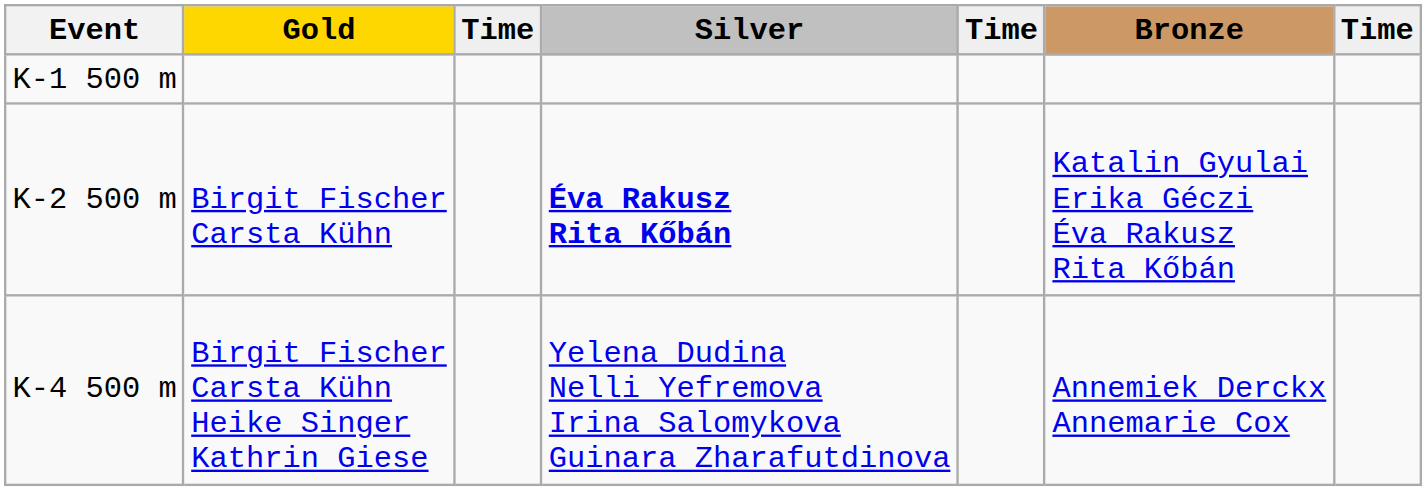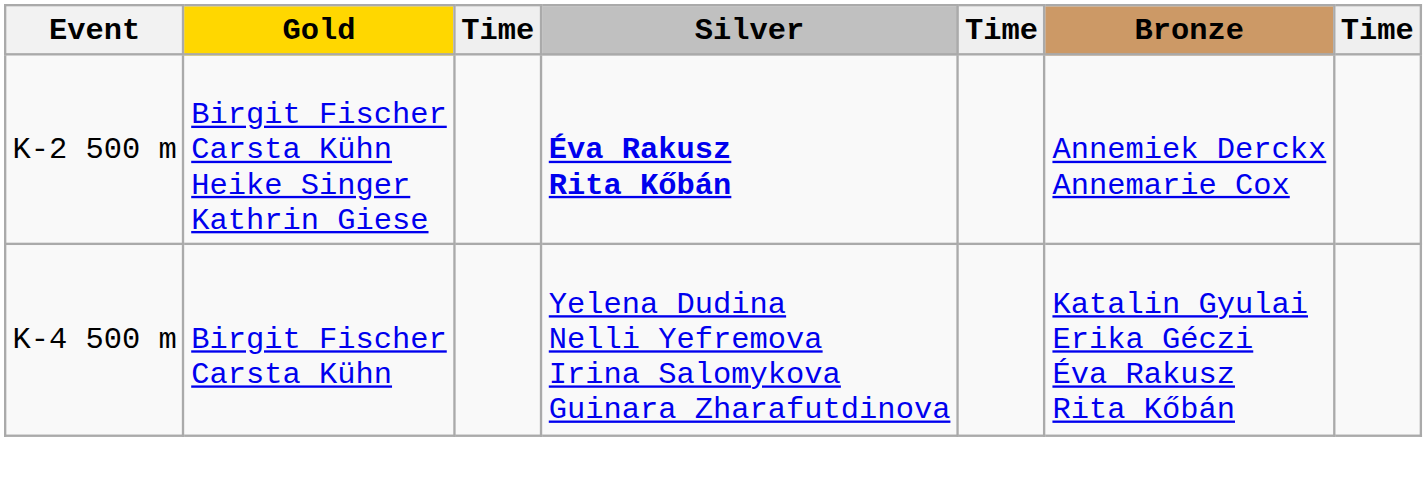- row: (95, 80)
(319, 217) Birgit Fischer Carsta Kühn -> (319, 167) Birgit Fischer Carsta Kühn Heike Singer Kathrin Giese
(1180, 217) Katalin Gyulai Erika Géczi Éva Rakusz Rita Kőbán -> (1189, 167) Annemiek Derckx Annemarie Cox
(319, 407) Birgit Fischer Carsta Kühn Heike Singer Kathrin Giese -> (319, 357) Birgit Fischer Carsta Kühn
(1189, 407) Annemiek Derckx Annemarie Cox -> (1180, 357) Katalin Gyulai Erika Géczi Éva Rakusz Rita Kőbán
